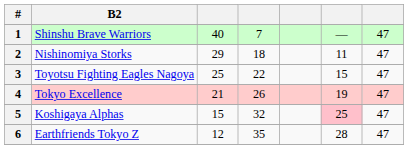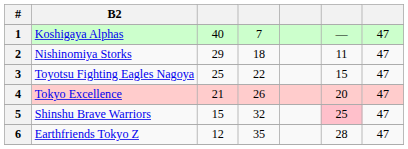(93, 34) Shinshu Brave Warriors -> (79, 34) Koshigaya Alphas
(342, 94) 19 -> (342, 94) 20
(79, 114) Koshigaya Alphas -> (93, 114) Shinshu Brave Warriors
